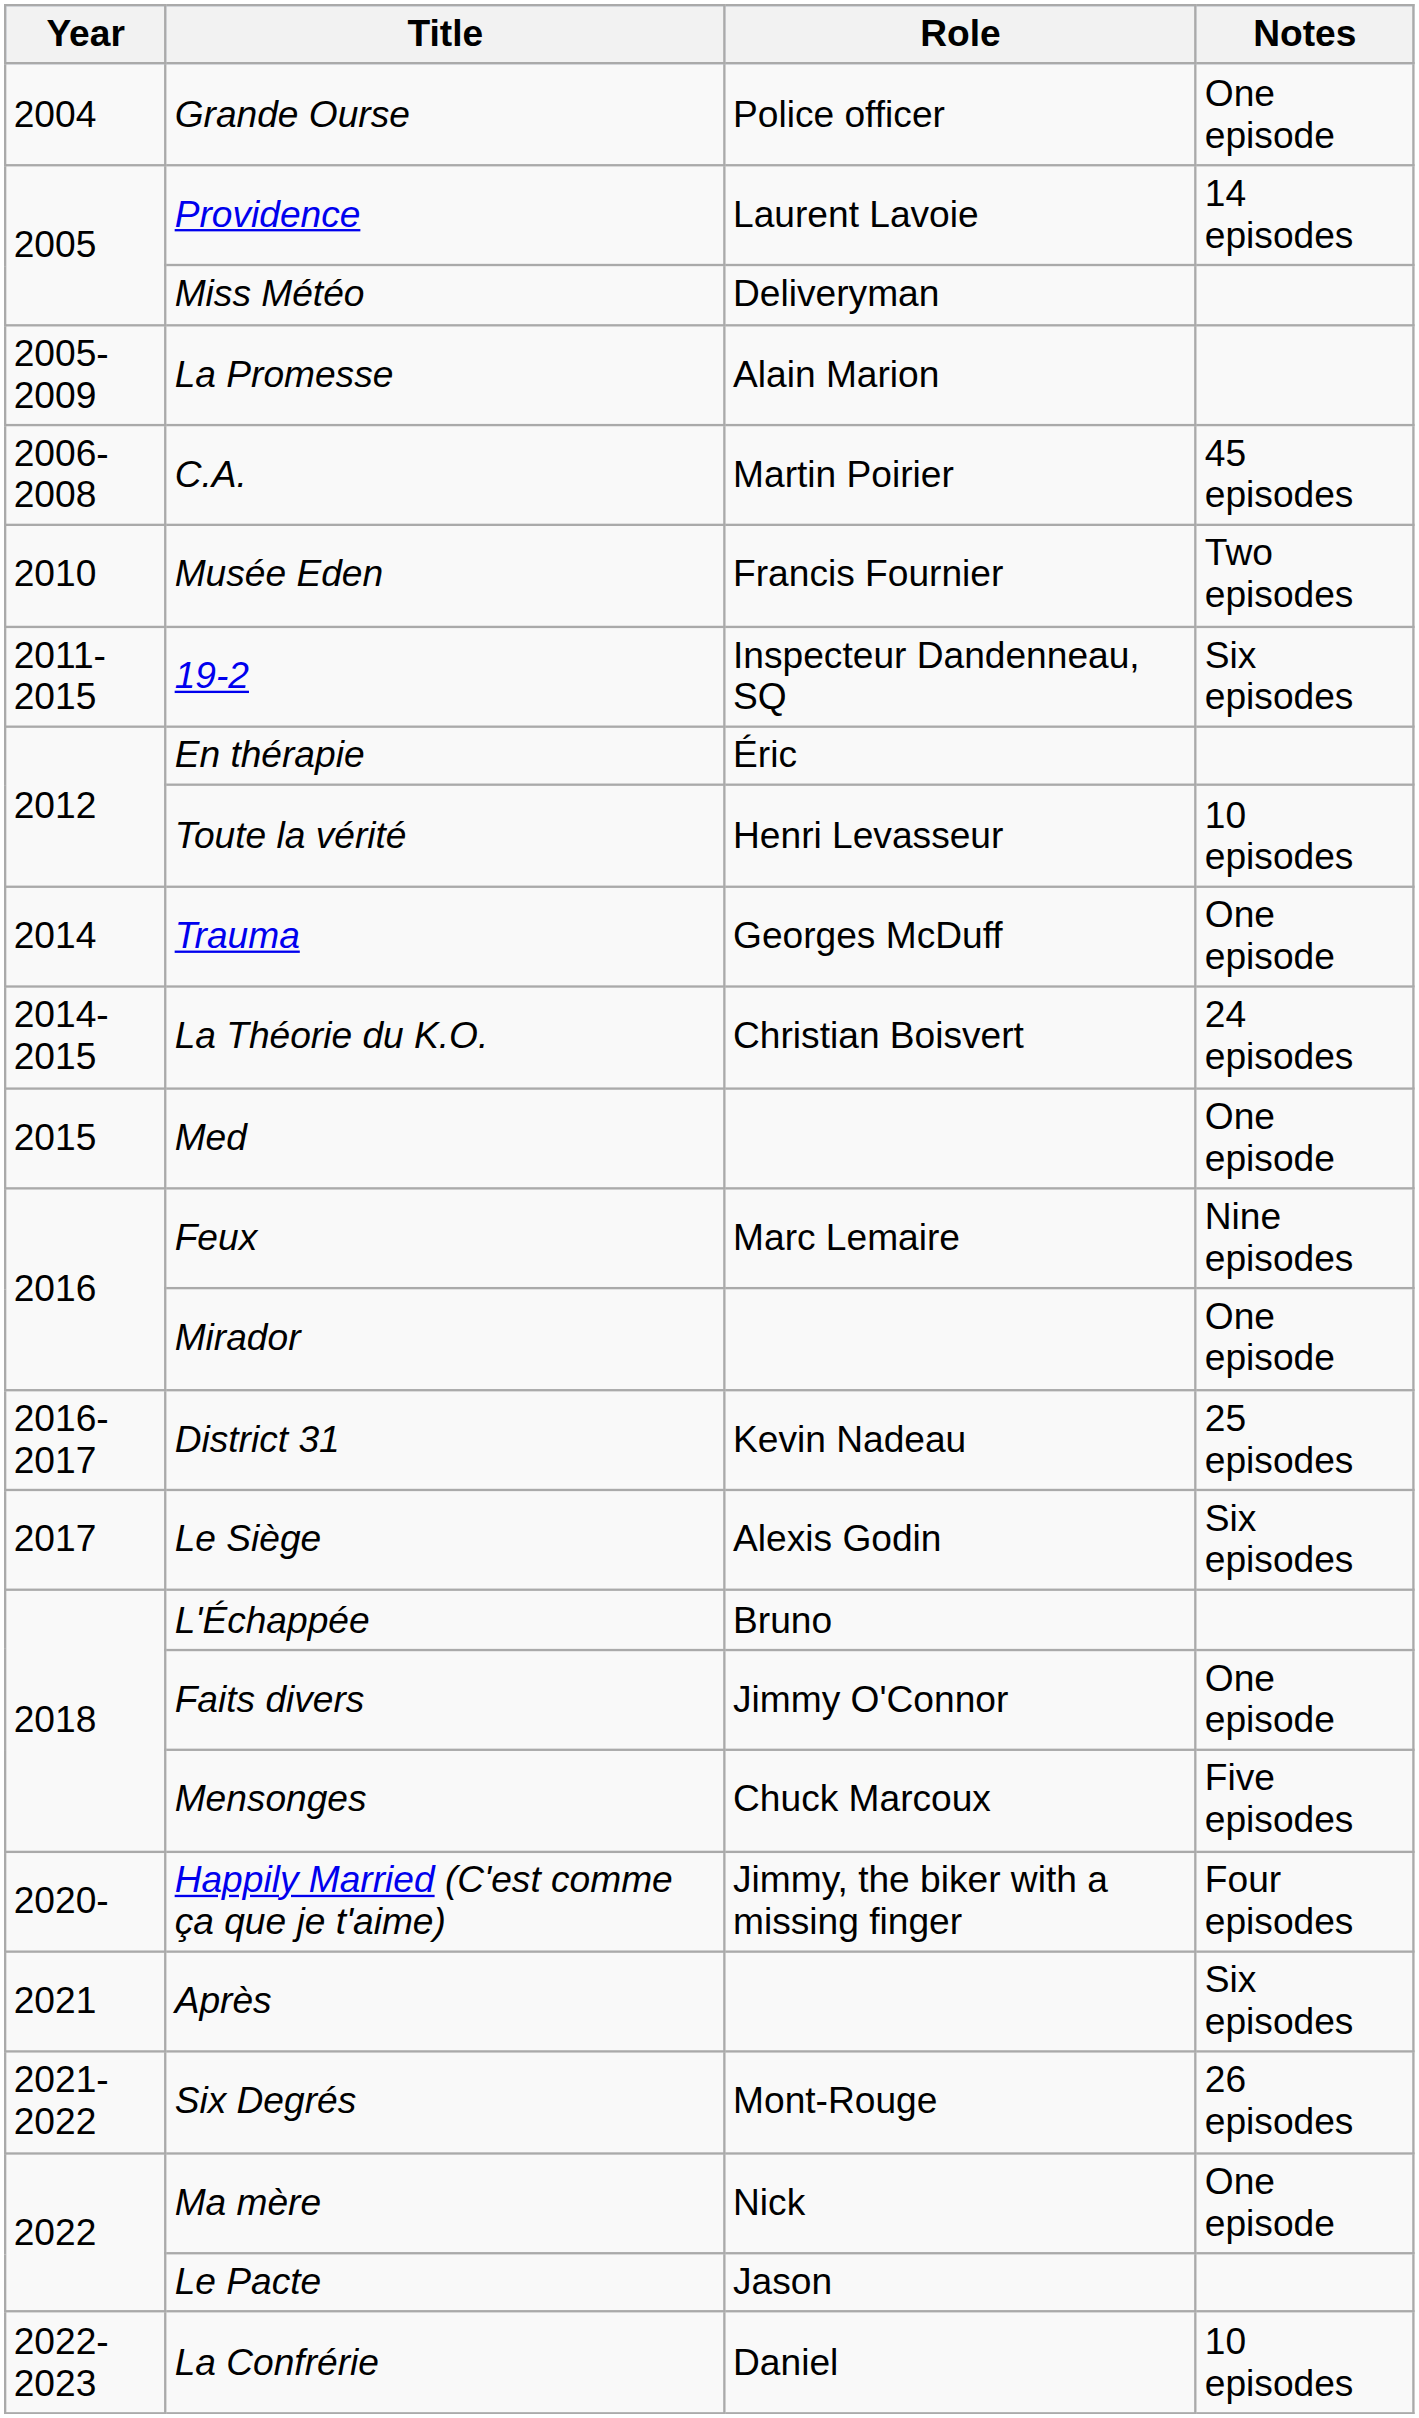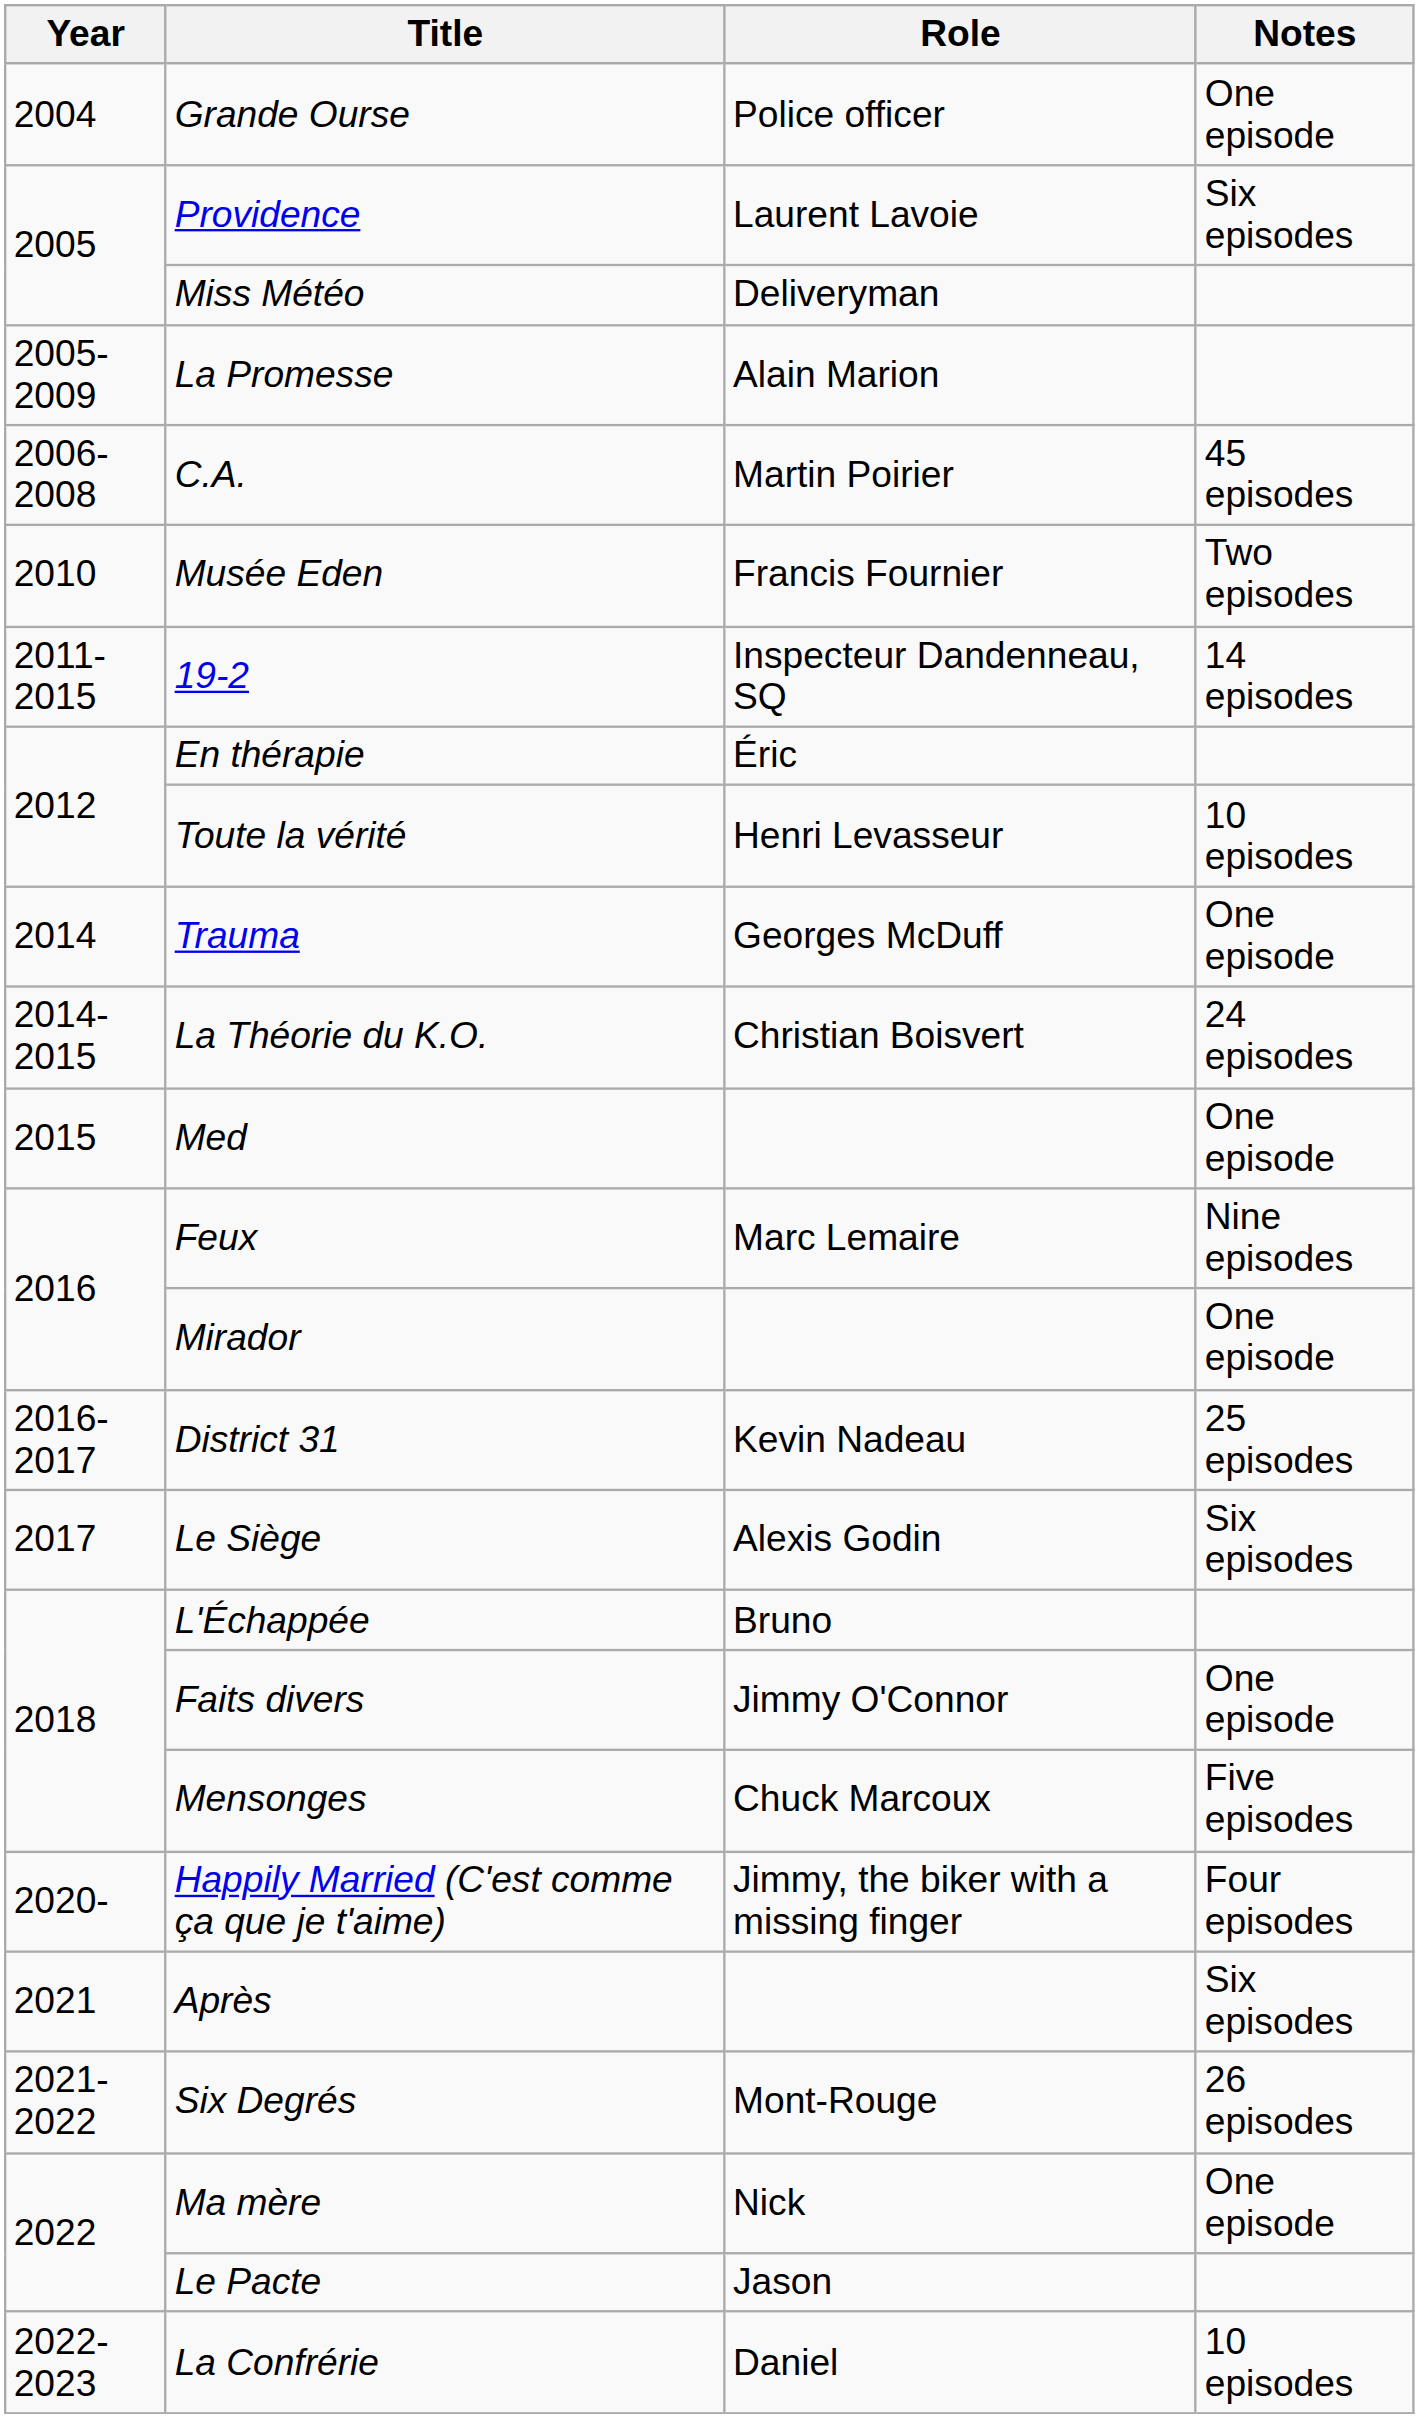(1279, 214) 14 episodes -> (1279, 214) Six episodes
(1279, 675) Six episodes -> (1279, 675) 14 episodes
